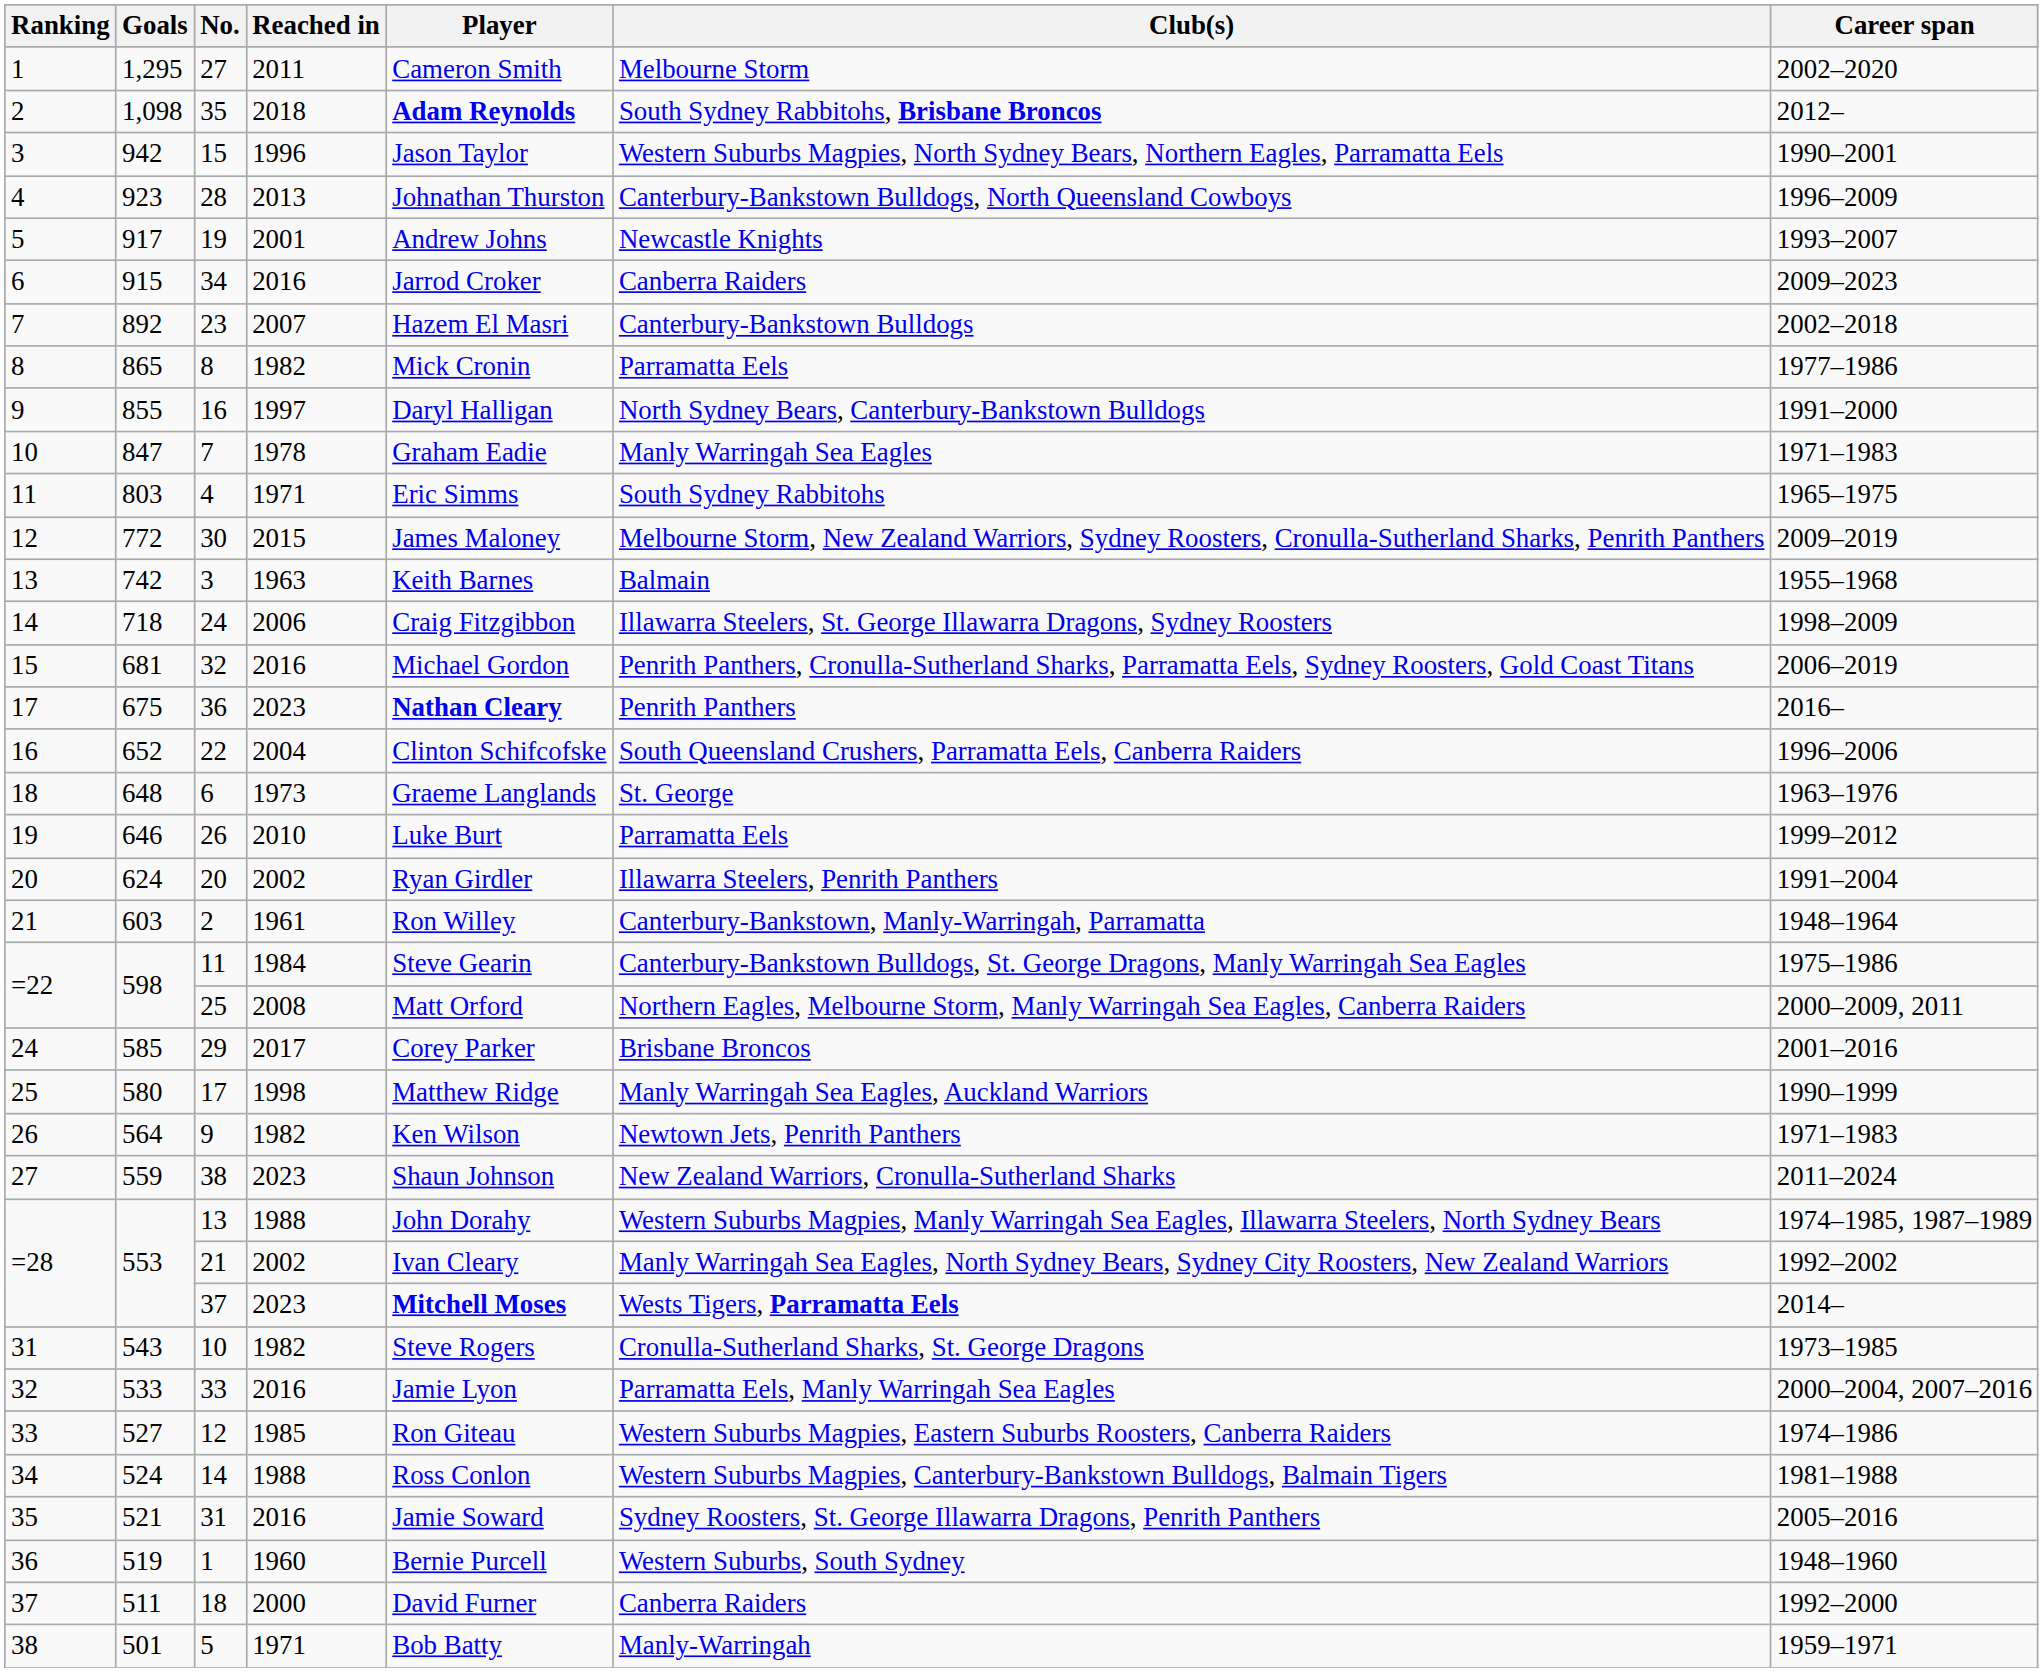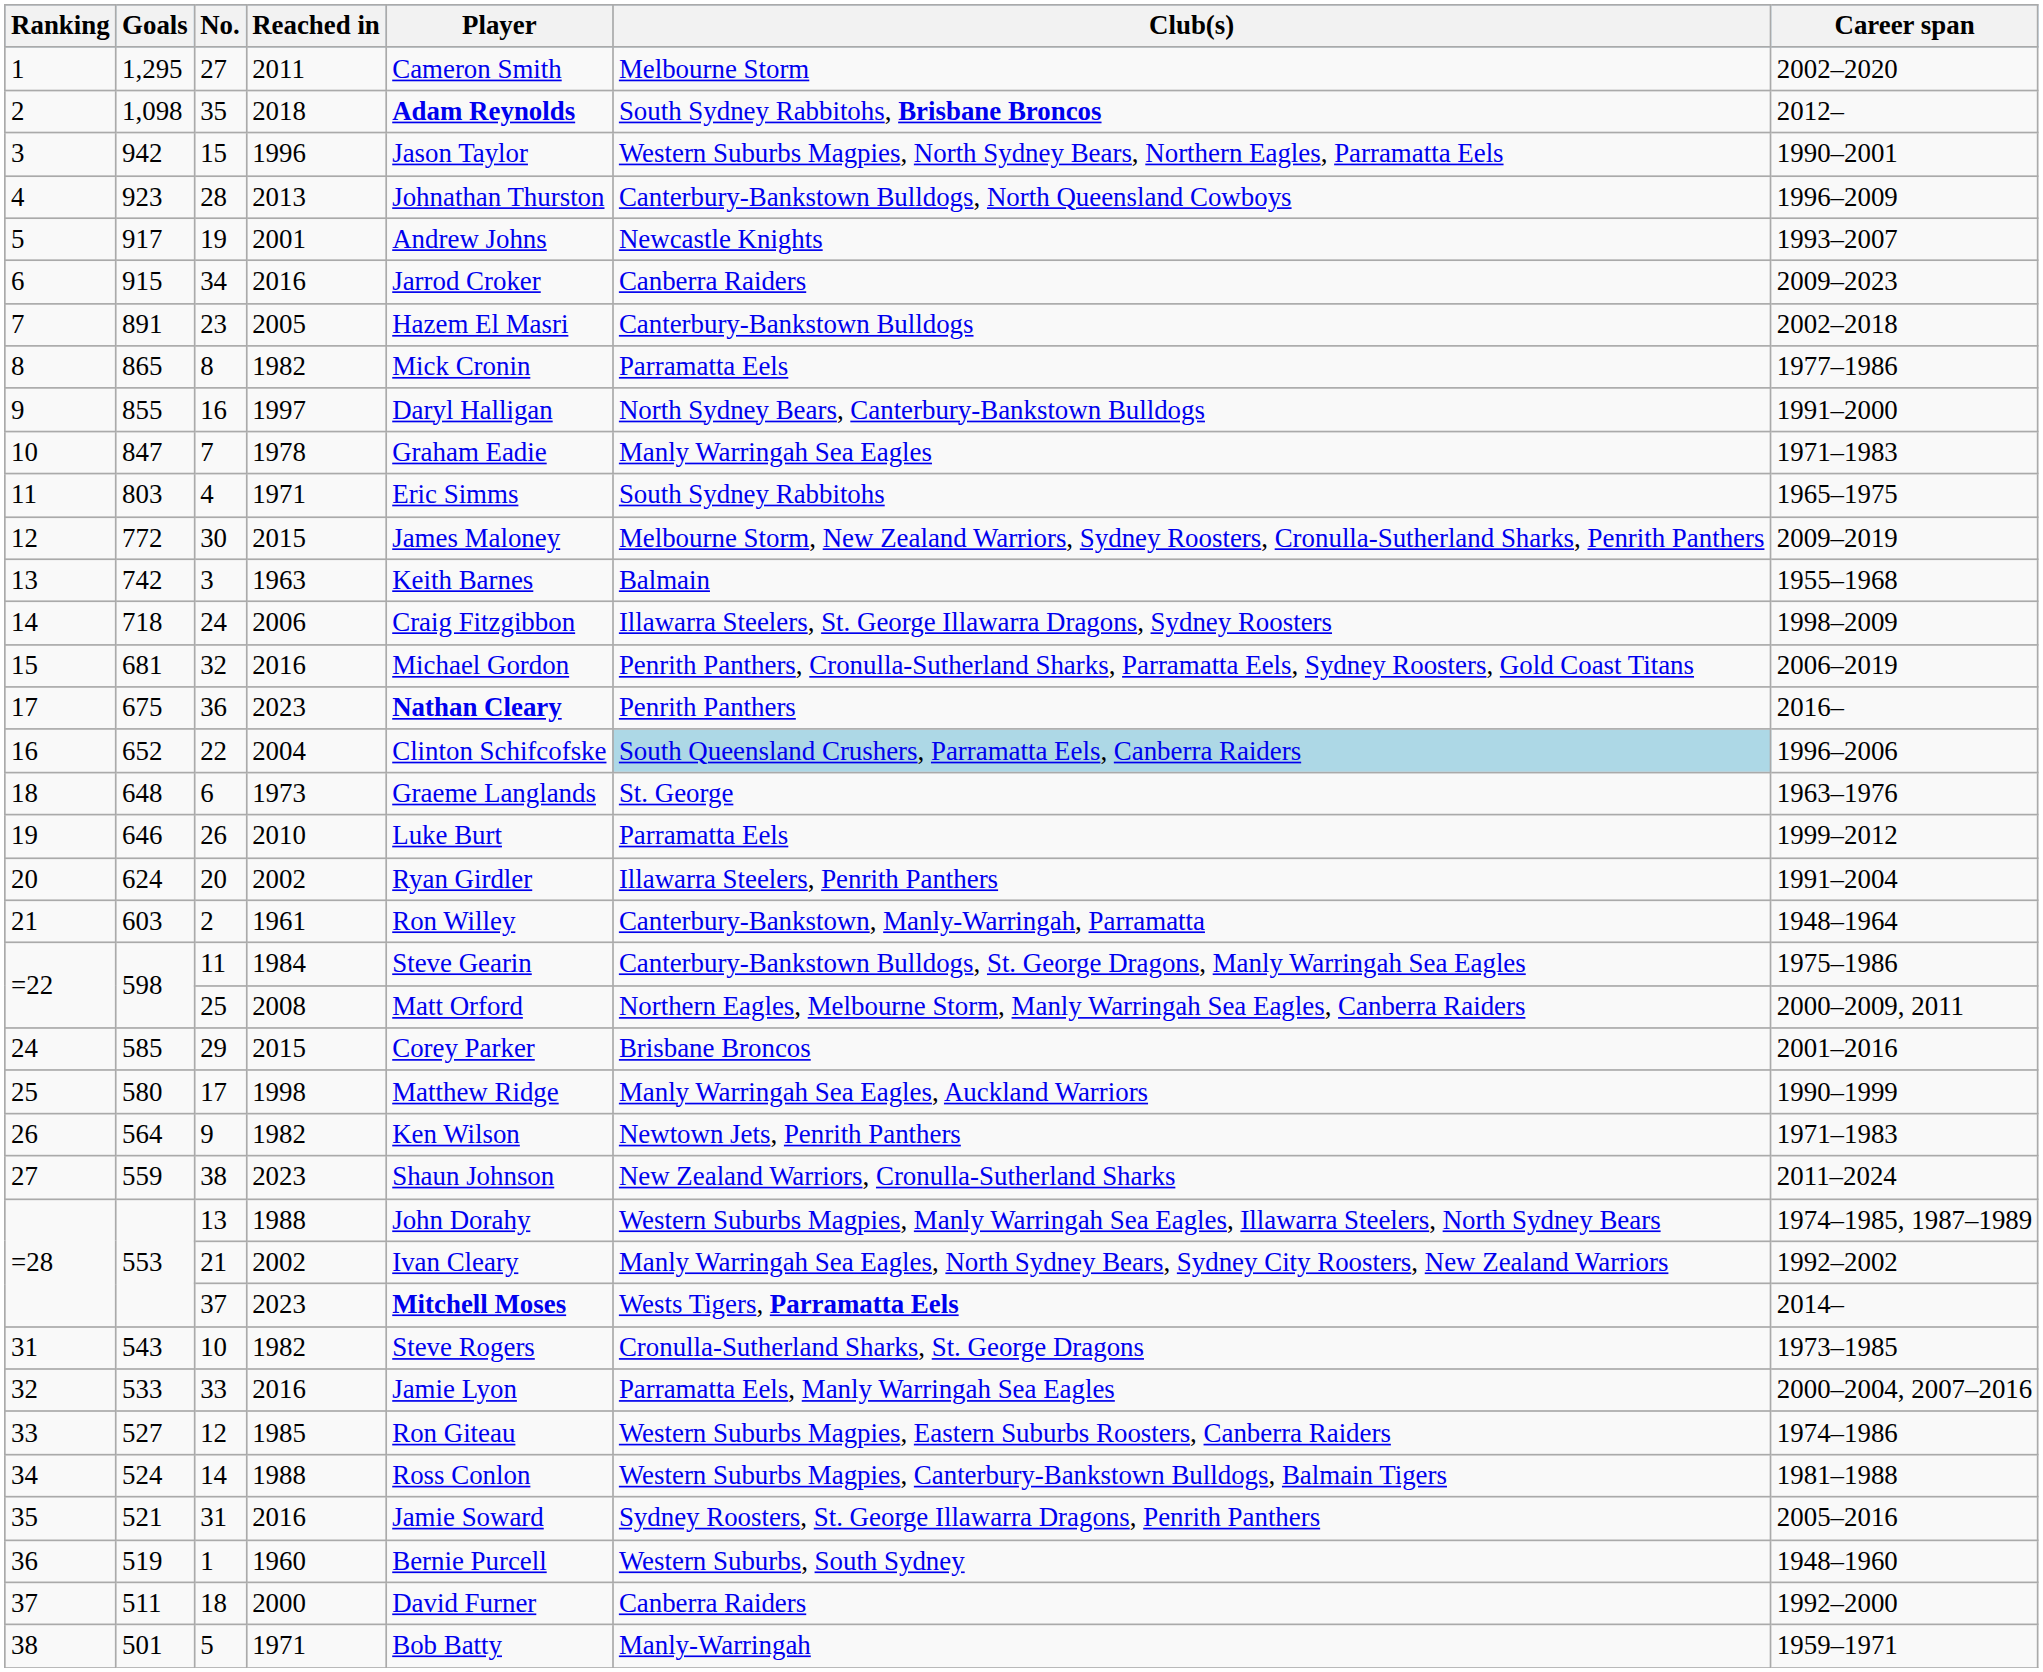(142, 324) 892 -> (142, 324) 891
(279, 324) 2007 -> (279, 324) 2005
(960, 750) no background -> (960, 750) lightblue background
(279, 1048) 2017 -> (279, 1048) 2015
